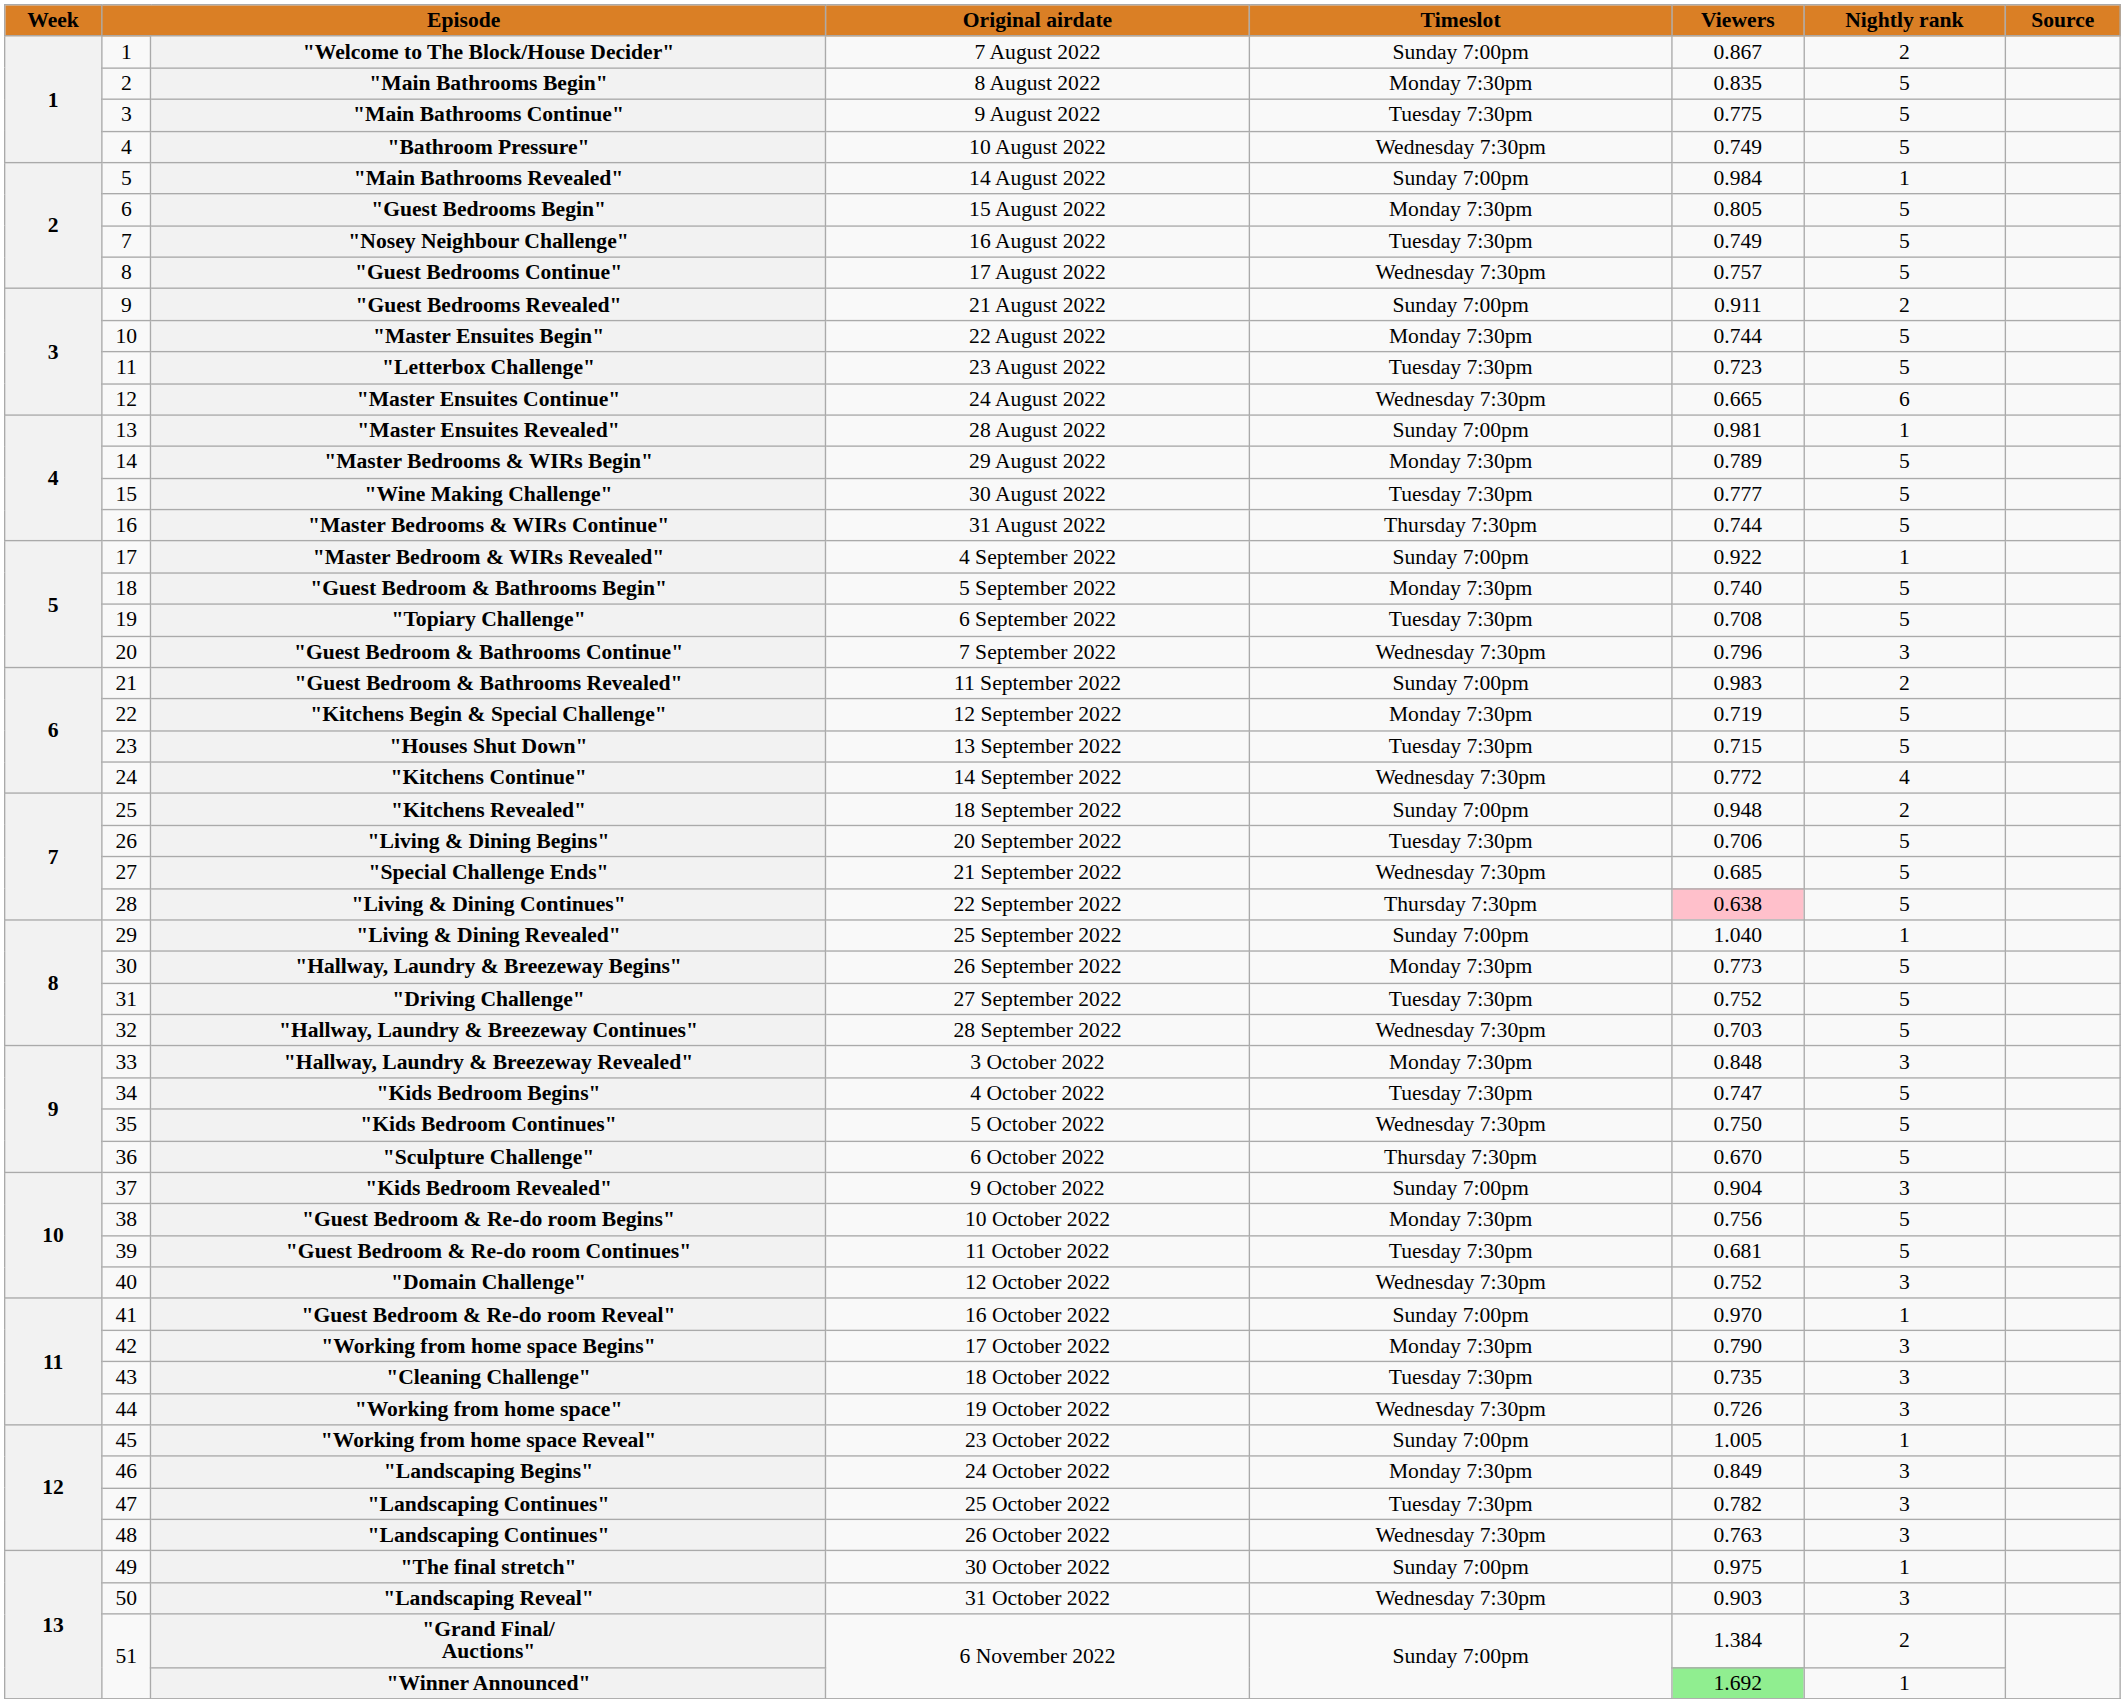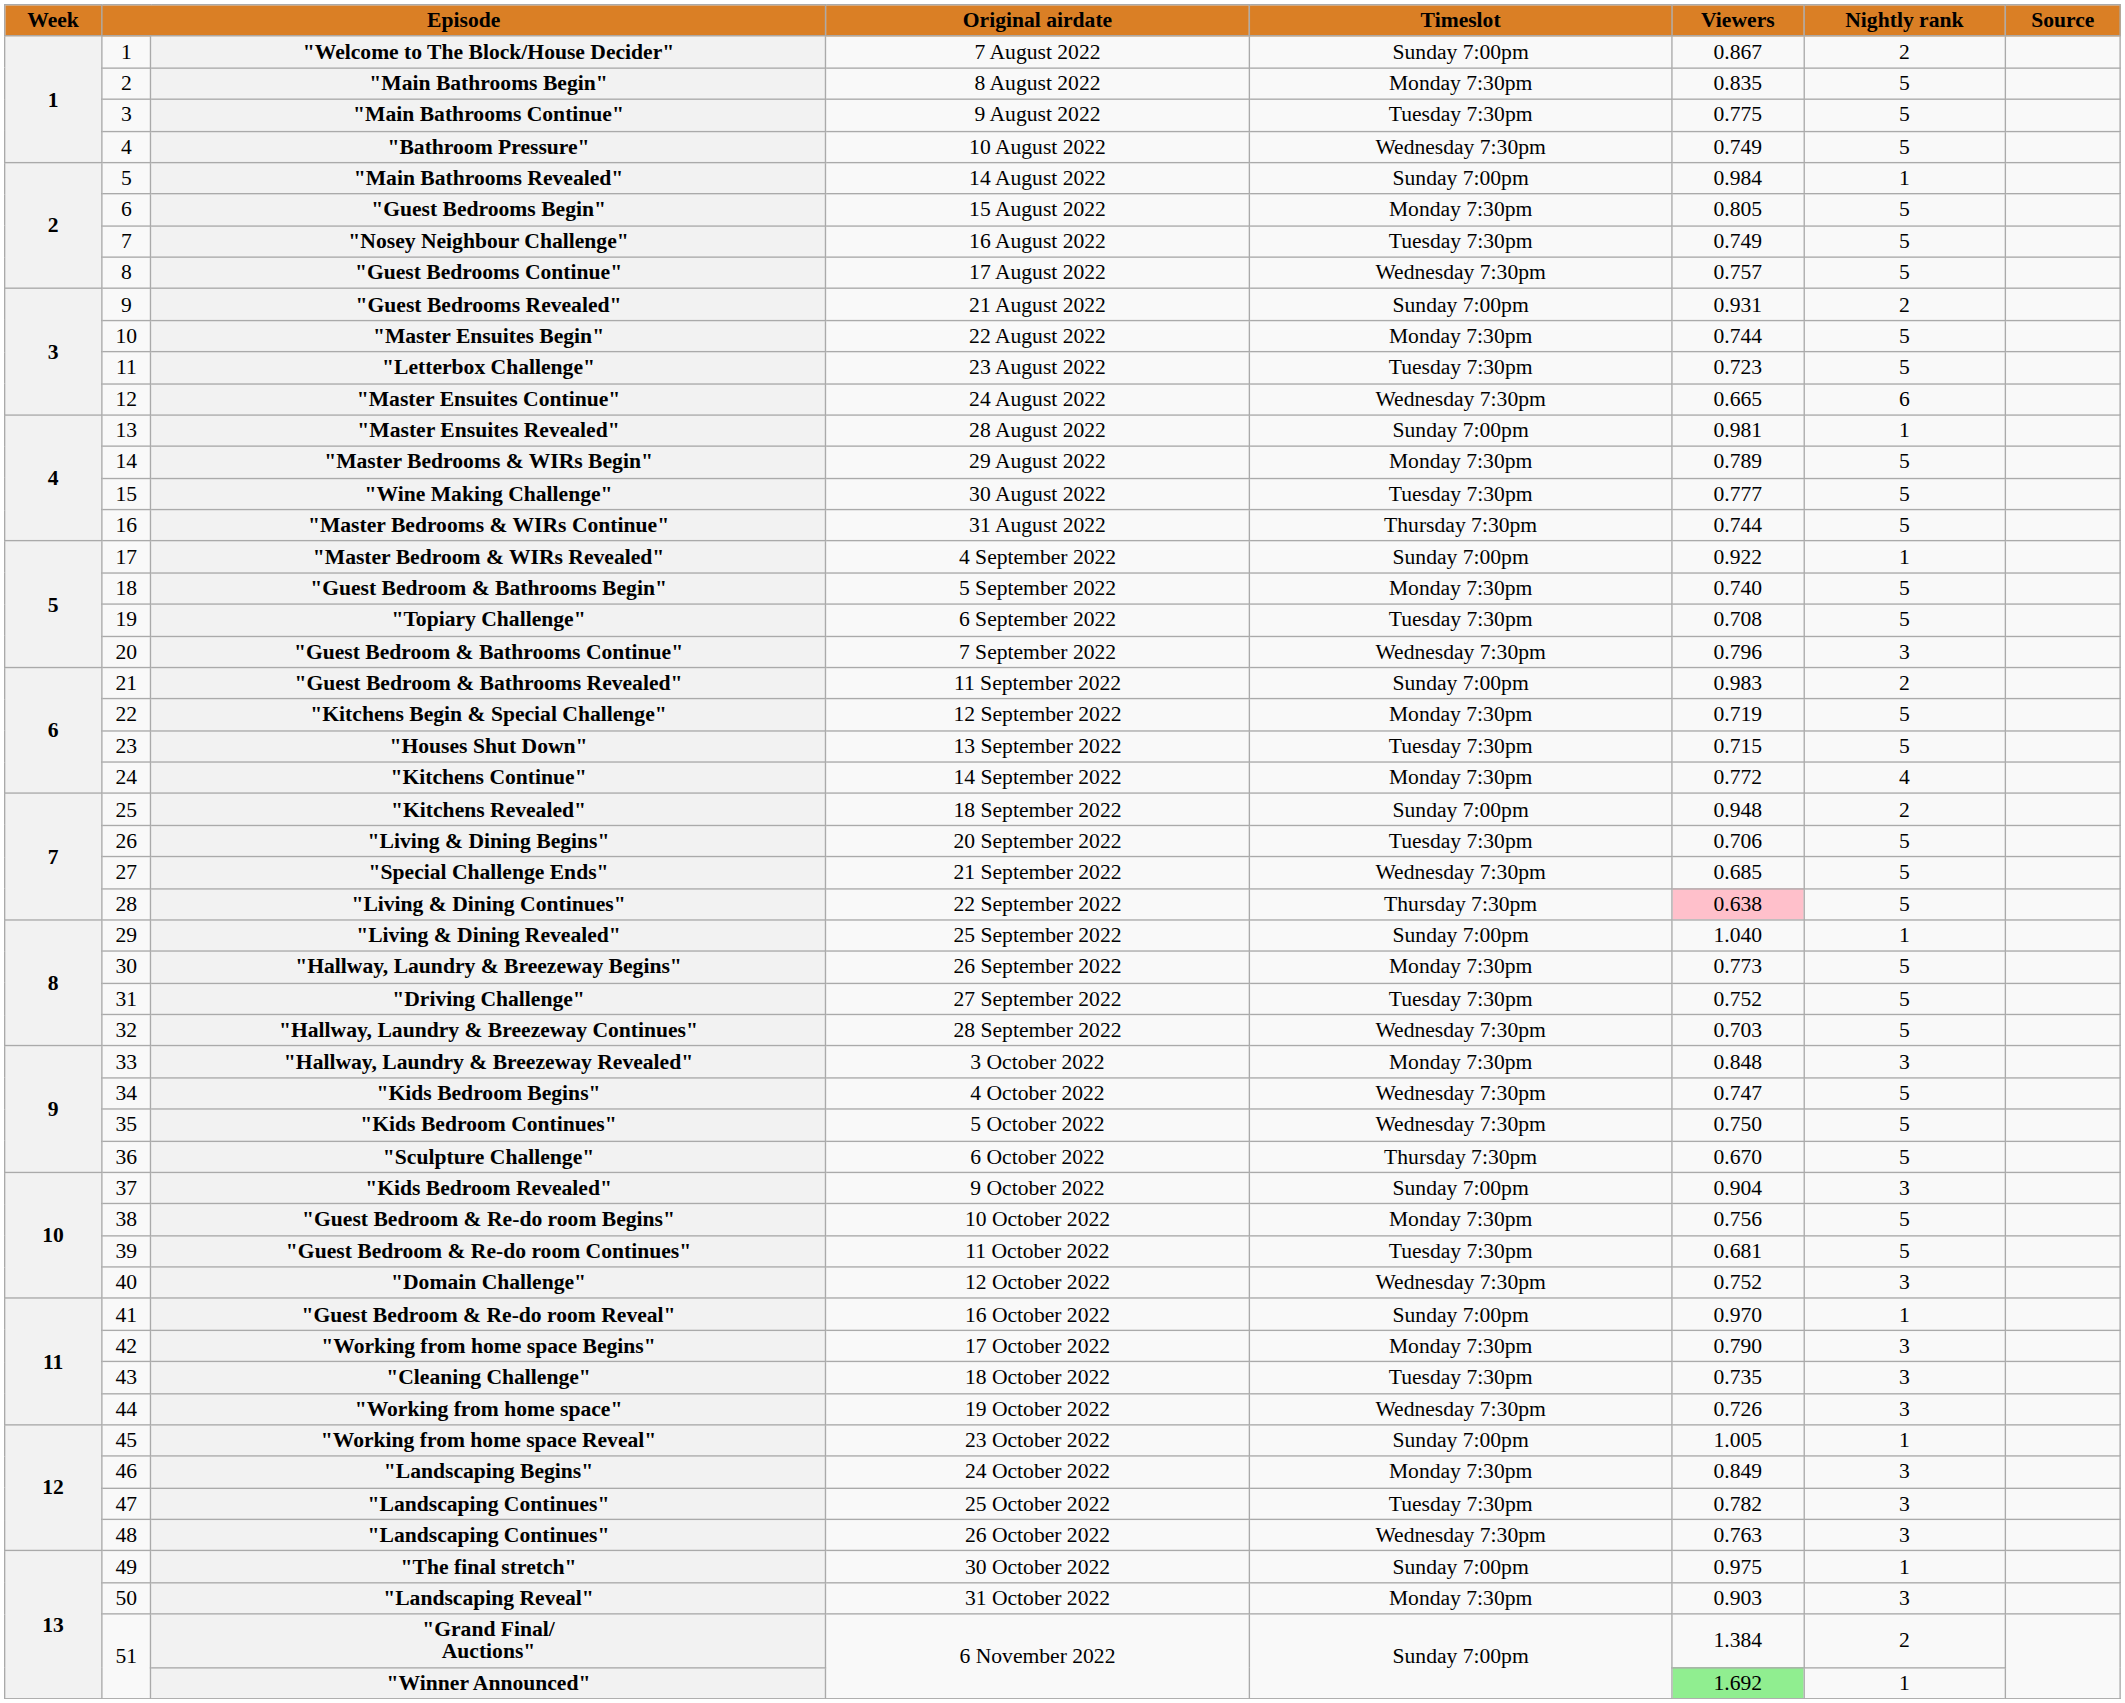(1738, 304) 0.911 -> (1738, 304) 0.931
(1461, 777) Wednesday 7:30pm -> (1461, 777) Monday 7:30pm
(1461, 1093) Tuesday 7:30pm -> (1461, 1093) Wednesday 7:30pm
(1461, 1598) Wednesday 7:30pm -> (1461, 1598) Monday 7:30pm
